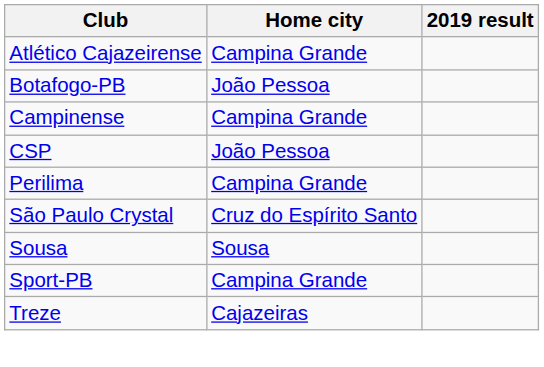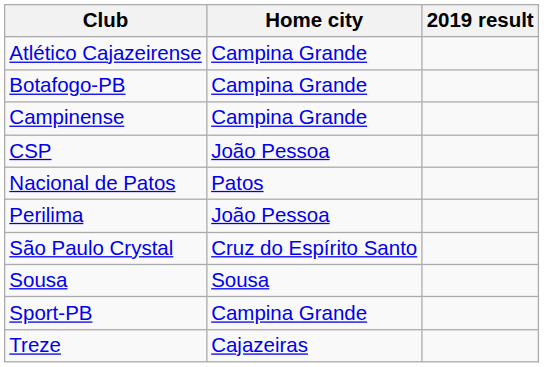(270, 85) João Pessoa -> (289, 85) Campina Grande
+ row: (92, 183)
(289, 183) Campina Grande -> (270, 215) João Pessoa
